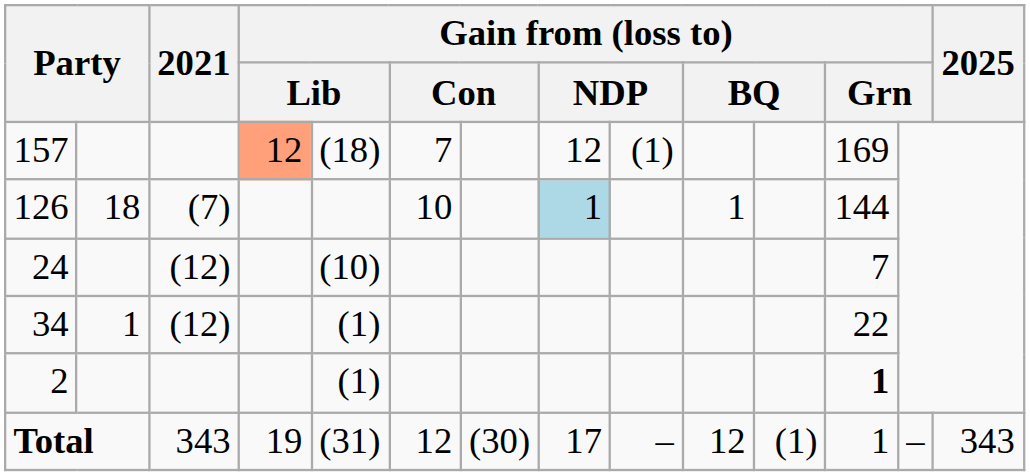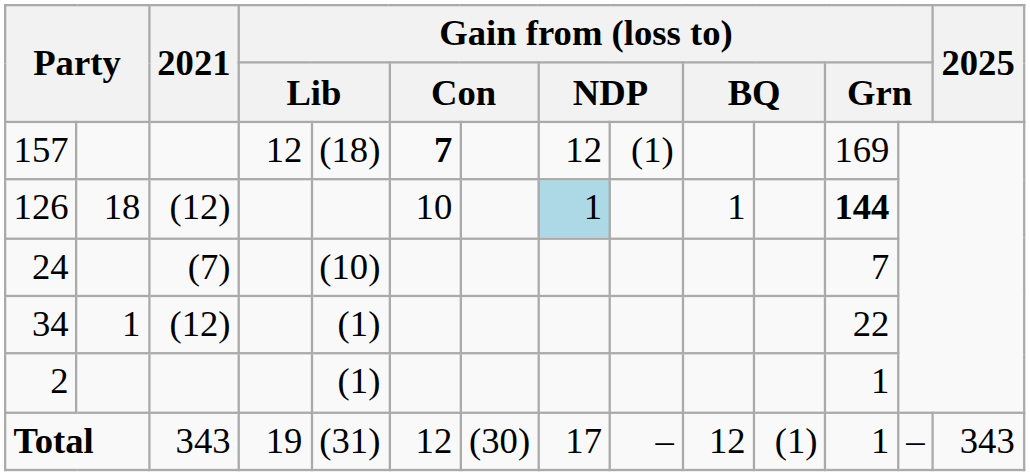(284, 149) lightsalmon background -> (284, 149) no background
(443, 149) normal -> (443, 149) bold
(209, 207) (7) -> (200, 207) (12)
(862, 207) normal -> (862, 207) bold
(200, 265) (12) -> (209, 265) (7)
(880, 382) bold -> (880, 382) normal
